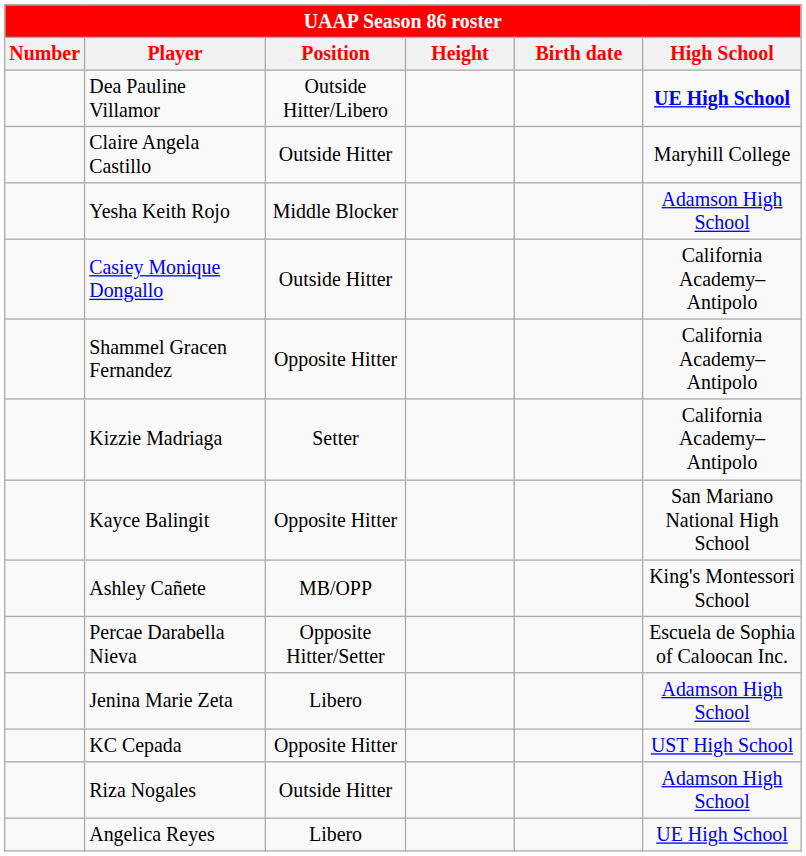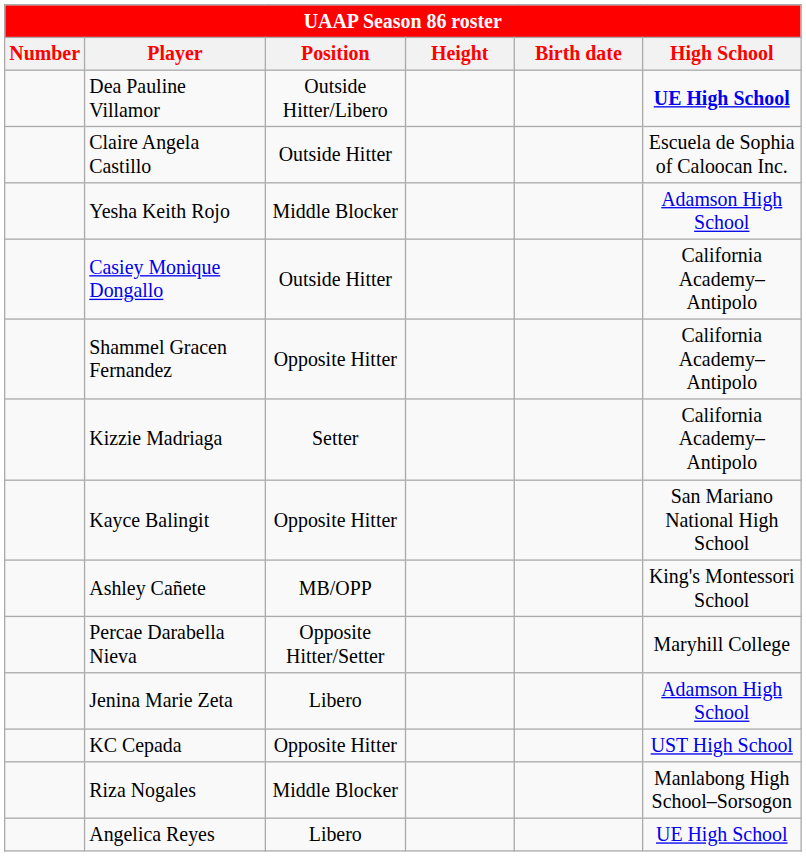(722, 154) Maryhill College -> (722, 154) Escuela de Sophia of Caloocan Inc.
(722, 644) Escuela de Sophia of Caloocan Inc. -> (722, 644) Maryhill College
(336, 789) Outside Hitter -> (335, 789) Middle Blocker
(722, 789) Adamson High School -> (722, 789) Manlabong High School–Sorsogon
